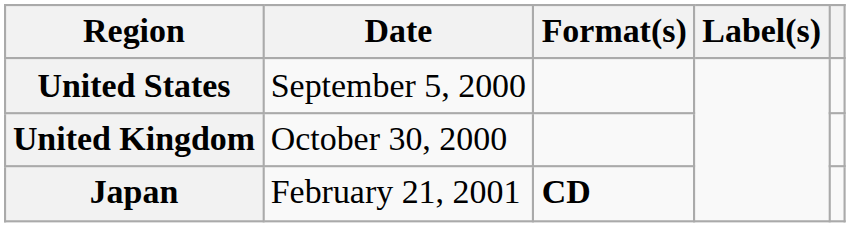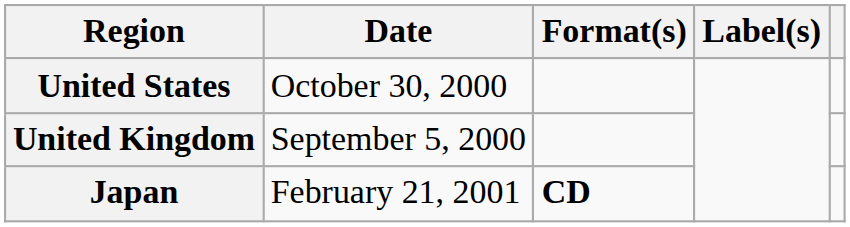(398, 85) September 5, 2000 -> (389, 85) October 30, 2000
(389, 138) October 30, 2000 -> (398, 138) September 5, 2000
